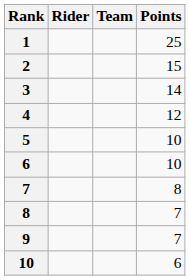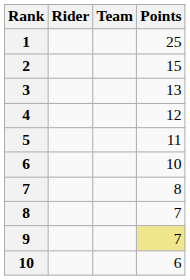(174, 90) 14 -> (174, 90) 13
(174, 139) 10 -> (174, 139) 11
(178, 238) no background -> (178, 238) khaki background
